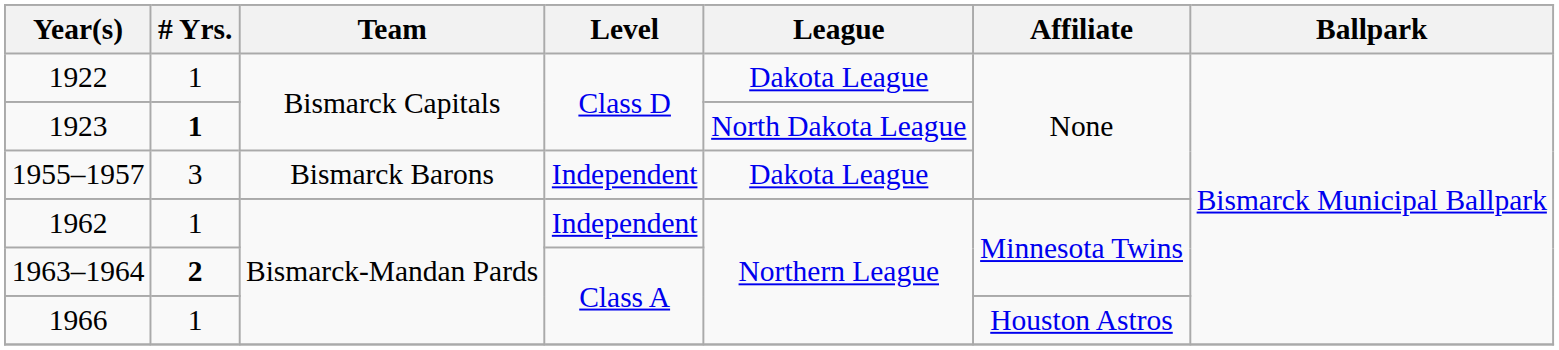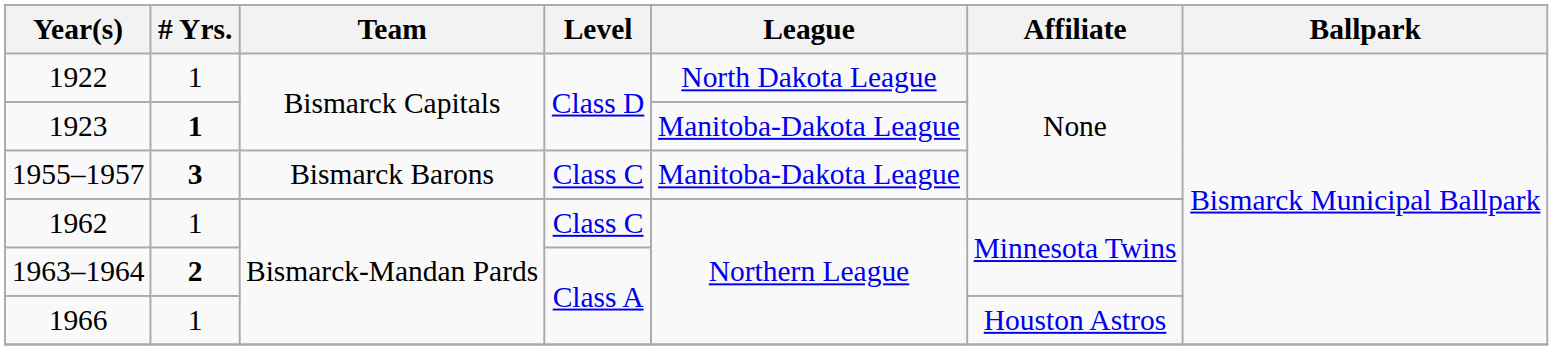(839, 77) Dakota League -> (809, 77) North Dakota League
(839, 126) North Dakota League -> (809, 126) Manitoba-Dakota League
(195, 174) normal -> (195, 174) bold
(625, 174) Independent -> (598, 174) Class C
(839, 174) Dakota League -> (809, 174) Manitoba-Dakota League
(625, 223) Independent -> (598, 223) Class C
